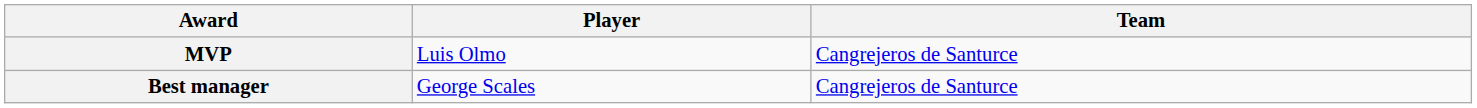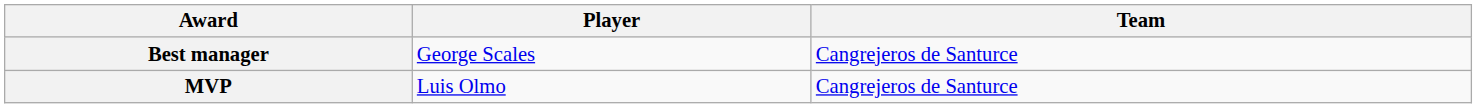rows swapped: (208, 53) <-> (208, 86)
